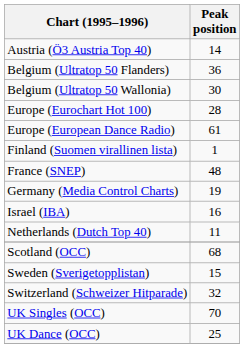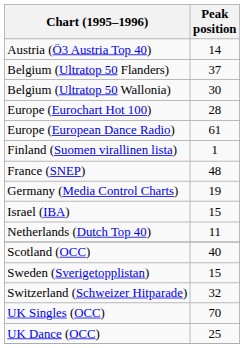(215, 69) 36 -> (215, 69) 37
(215, 211) 16 -> (215, 211) 15
(215, 252) 68 -> (215, 252) 40
